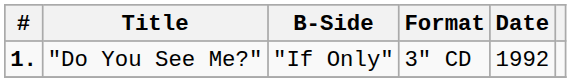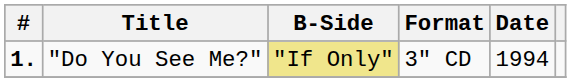(333, 60) no background -> (333, 60) khaki background
(522, 60) 1992 -> (522, 60) 1994
